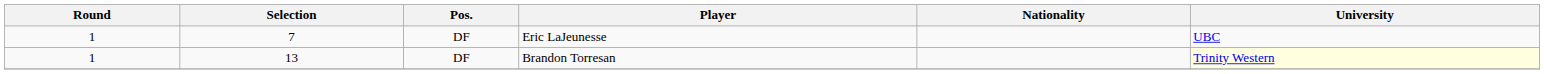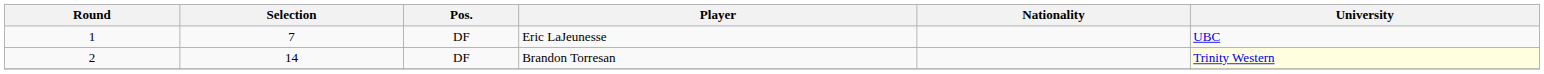(92, 58) 1 -> (92, 58) 2
(292, 58) 13 -> (292, 58) 14
